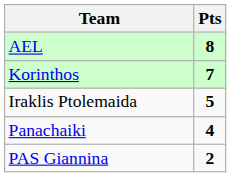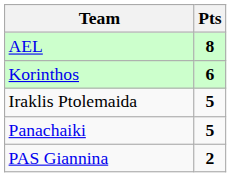(210, 74) 7 -> (210, 74) 6
(210, 130) 4 -> (210, 130) 5
